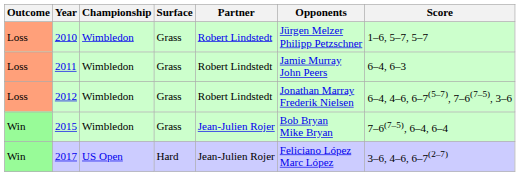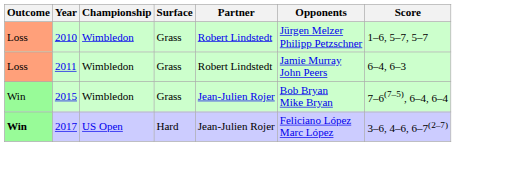- row: (66, 96)
(16, 156) normal -> (17, 126) bold
